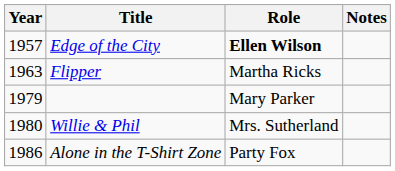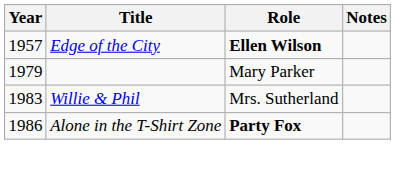- row: (76, 71)
(25, 125) 1980 -> (25, 98) 1983
(262, 152) normal -> (265, 125) bold
